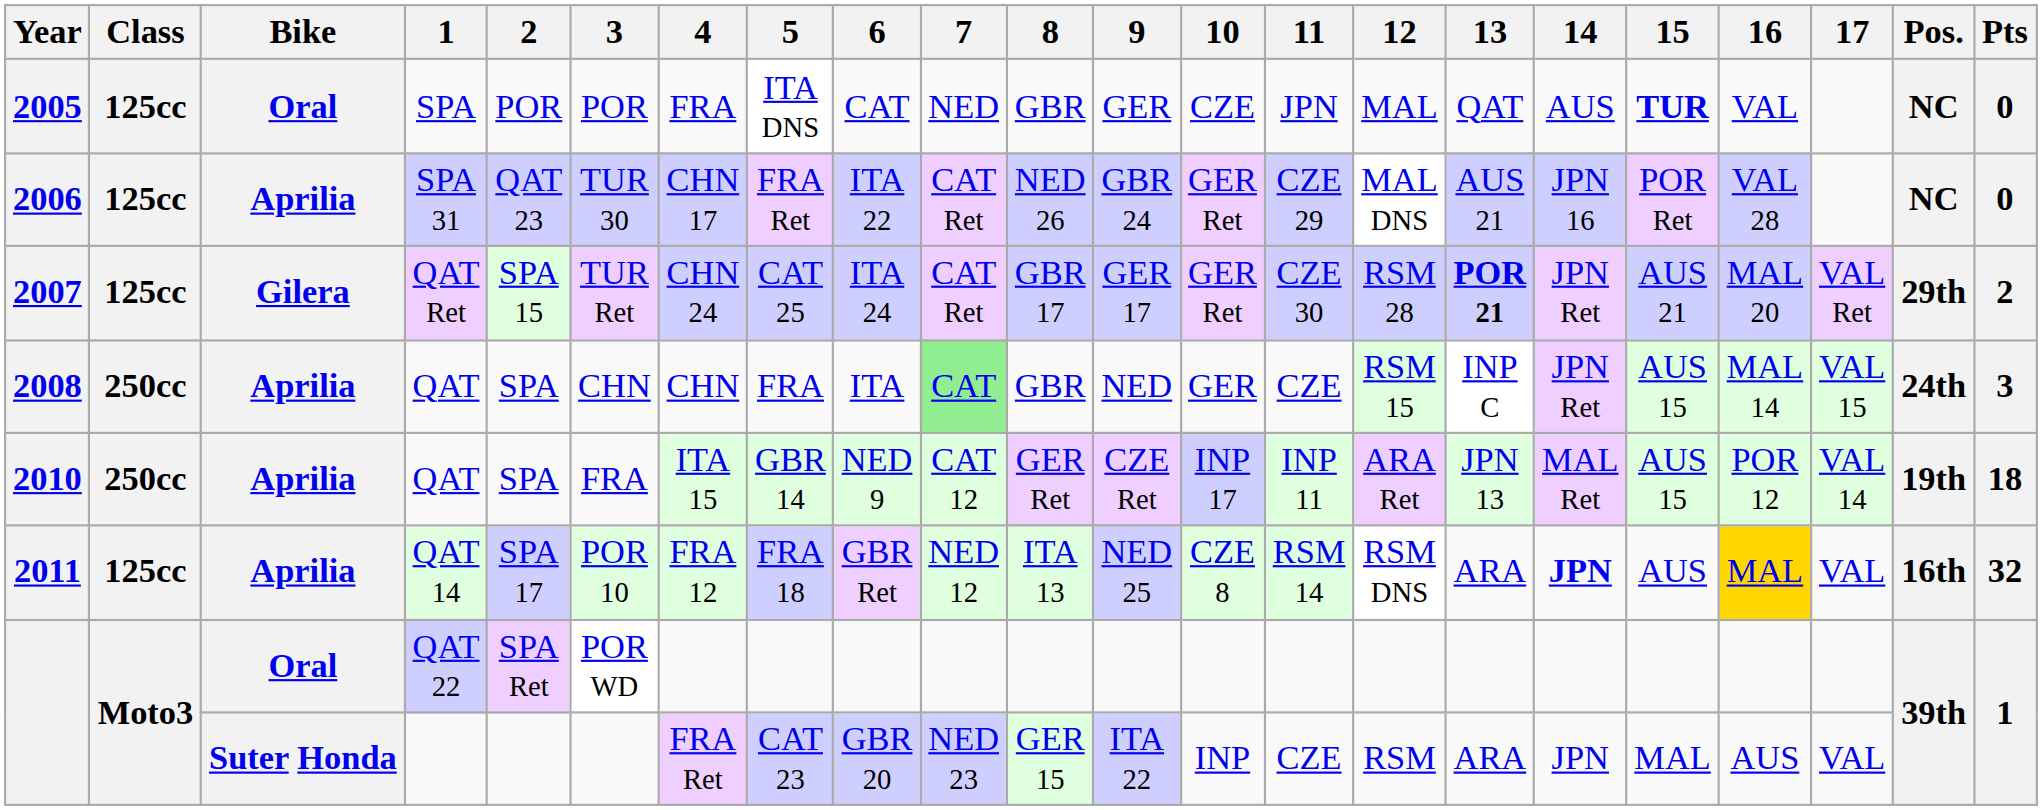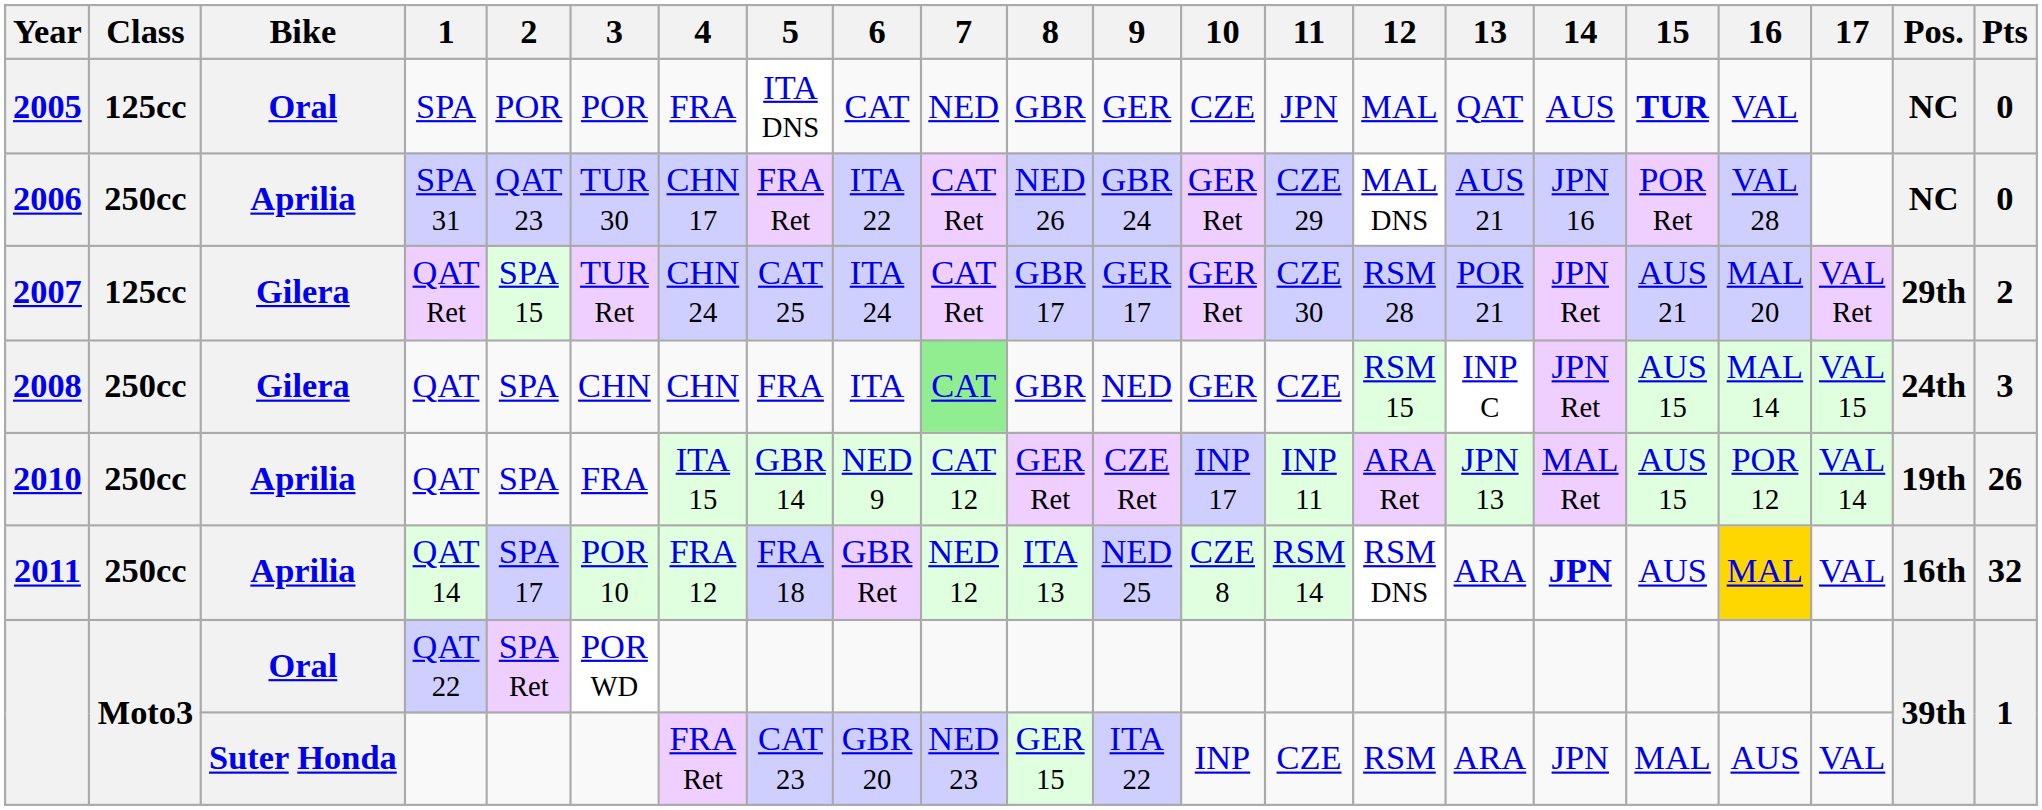(145, 198) 125cc -> (145, 198) 250cc
(1490, 292) bold -> (1490, 292) normal
(303, 385) Aprilia -> (303, 385) Gilera
(2005, 478) 18 -> (2005, 478) 26
(145, 571) 125cc -> (145, 571) 250cc
